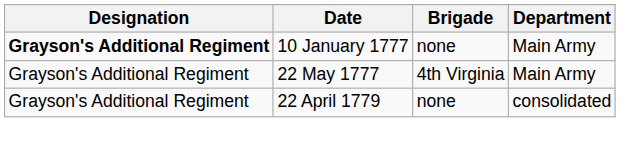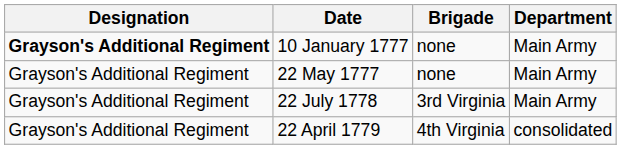(461, 74) 4th Virginia -> (436, 74) none
+ row: (327, 102)
(436, 102) none -> (461, 130) 4th Virginia
